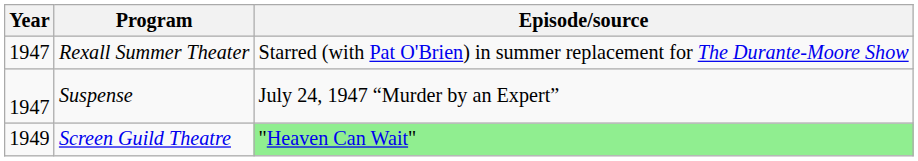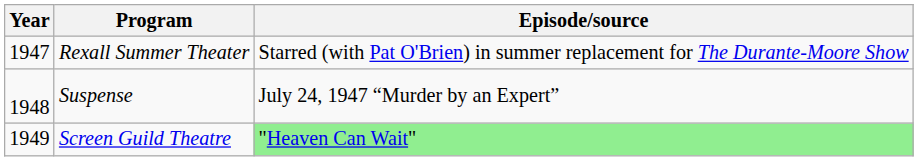(29, 107) 1947 -> (29, 107) 1948
